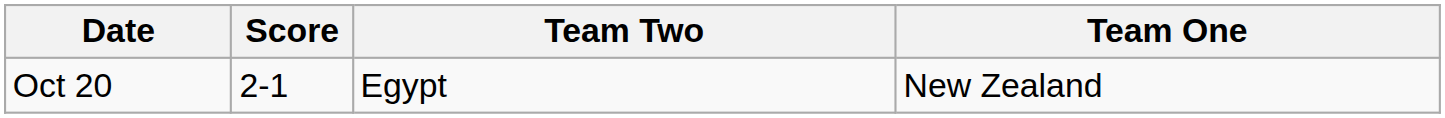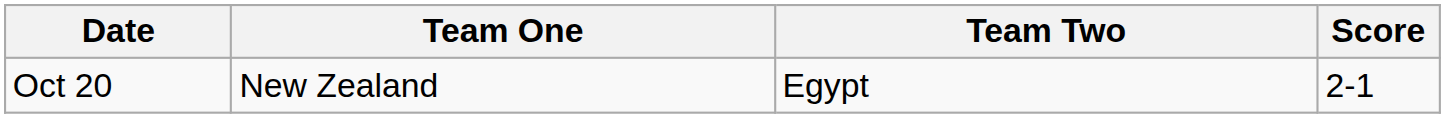columns swapped: (1167, 31) <-> (292, 31)
